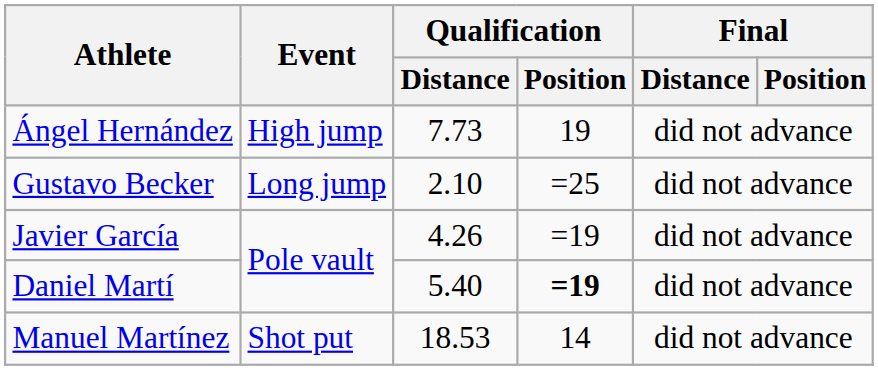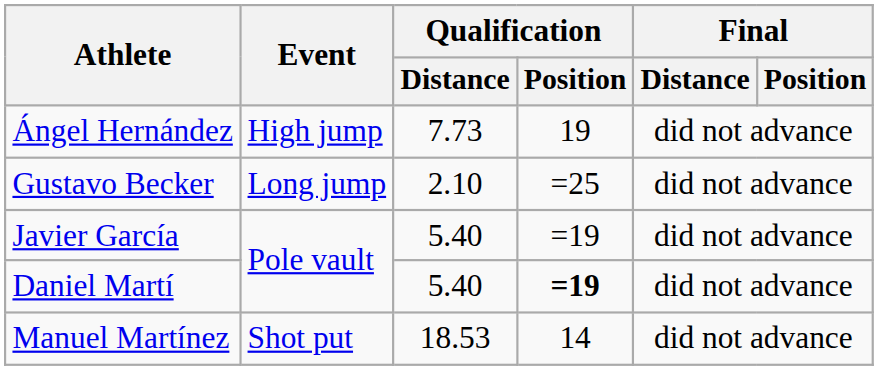(455, 235) 4.26 -> (455, 235) 5.40
